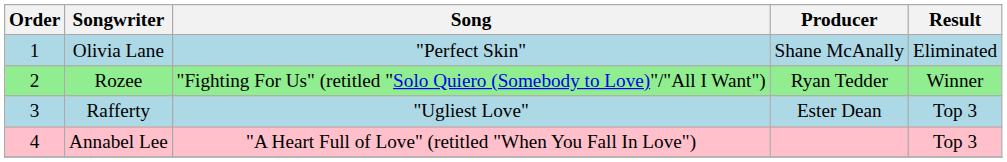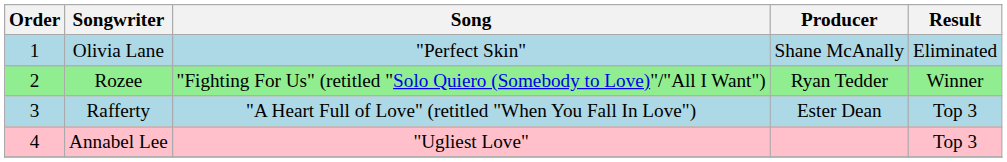(471, 111) "Ugliest Love" -> (471, 111) "A Heart Full of Love" (retitled "When You Fall In Love")
(471, 141) "A Heart Full of Love" (retitled "When You Fall In Love") -> (471, 141) "Ugliest Love"
